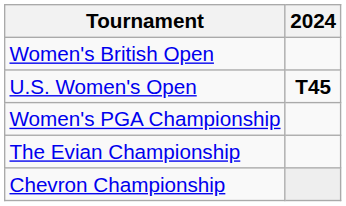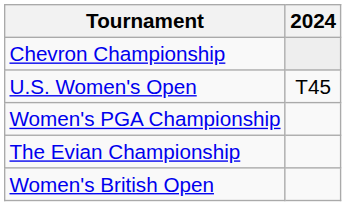rows swapped: (117, 185) <-> (112, 54)
(313, 87) bold -> (313, 87) normal
